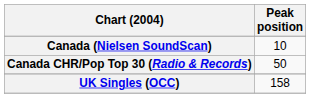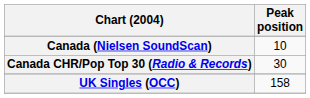(280, 64) 50 -> (280, 64) 30
